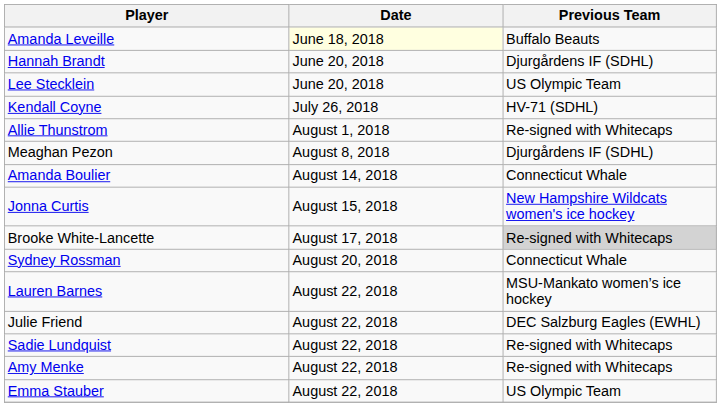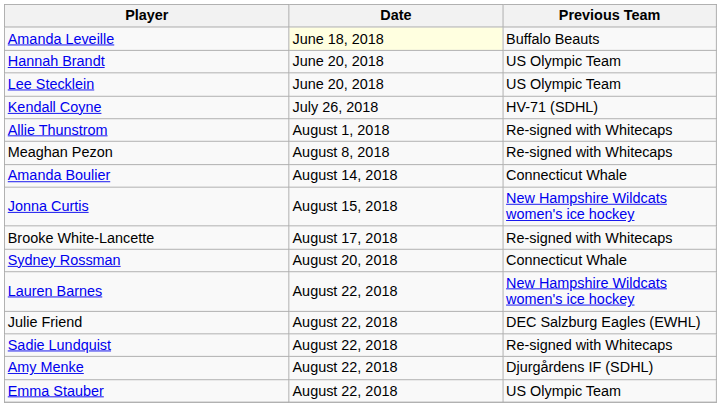(580, 61) Djurgårdens IF (SDHL) -> (564, 61) US Olympic Team
(580, 152) Djurgårdens IF (SDHL) -> (589, 152) Re-signed with Whitecaps
(589, 237) lightgrey background -> (589, 237) no background
(594, 291) MSU-Mankato women’s ice hockey -> (587, 291) New Hampshire Wildcats women's ice hockey
(589, 368) Re-signed with Whitecaps -> (580, 368) Djurgårdens IF (SDHL)
